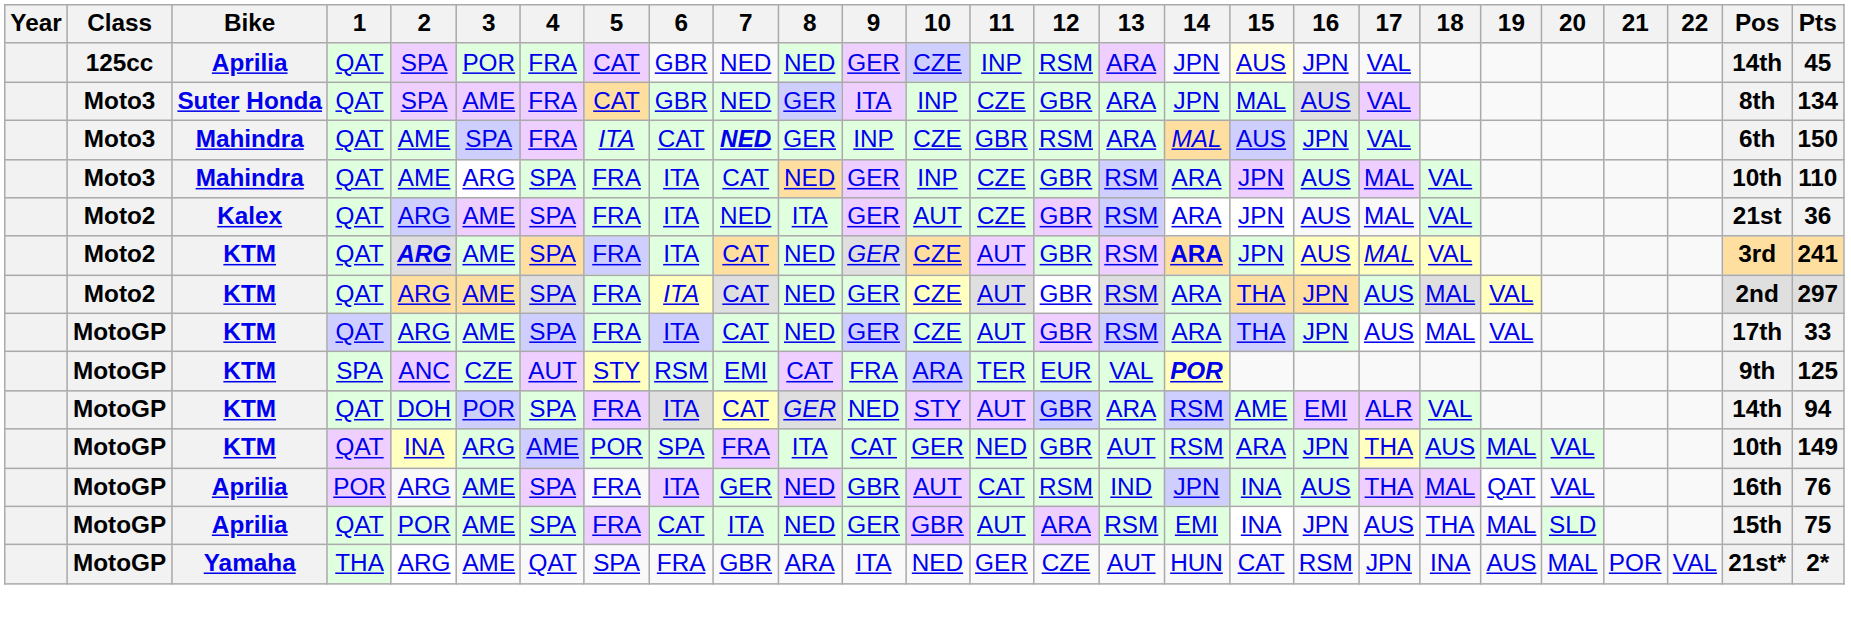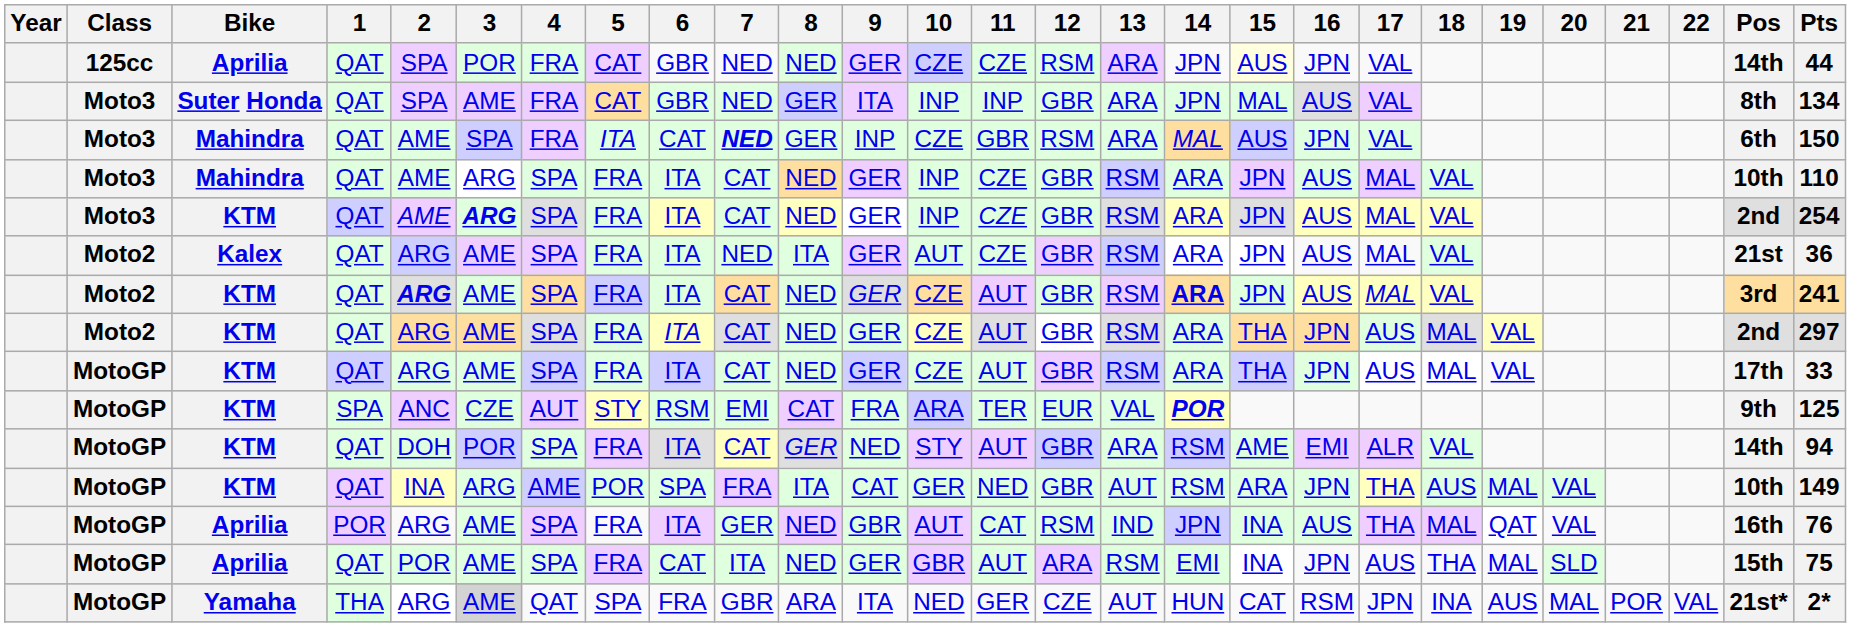(1001, 62) INP -> (1003, 62) CZE
(1818, 62) 45 -> (1819, 62) 44
(1001, 100) CZE -> (1003, 100) INP
+ row: (120, 216)
(489, 563) no background -> (489, 602) lightgrey background
